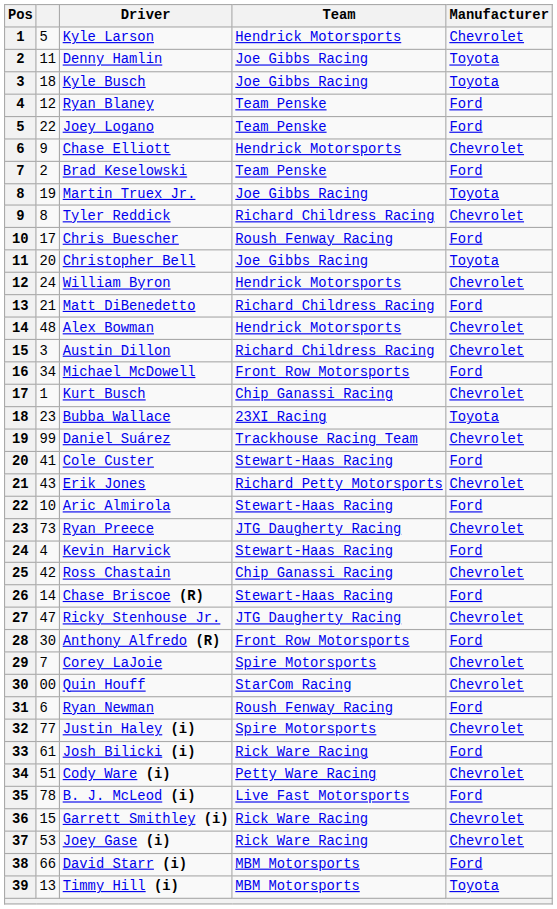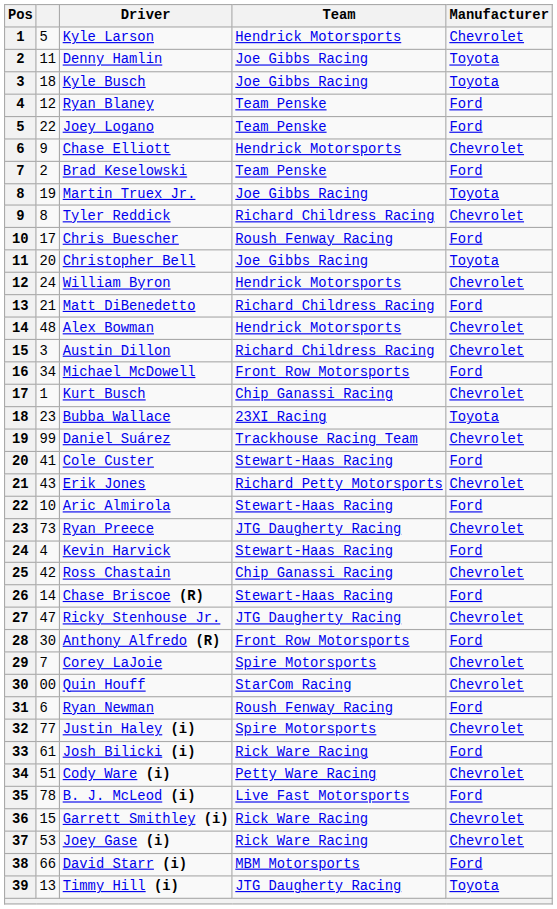(298, 887) MBM Motorsports -> (318, 887) JTG Daugherty Racing
